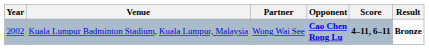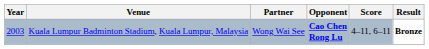(15, 32) 2002 -> (15, 32) 2003
(371, 32) bold -> (371, 32) normal
